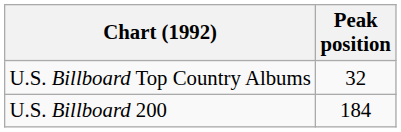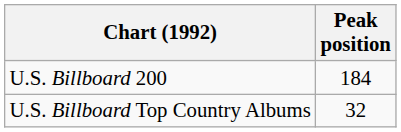rows swapped: (160, 77) <-> (88, 110)
